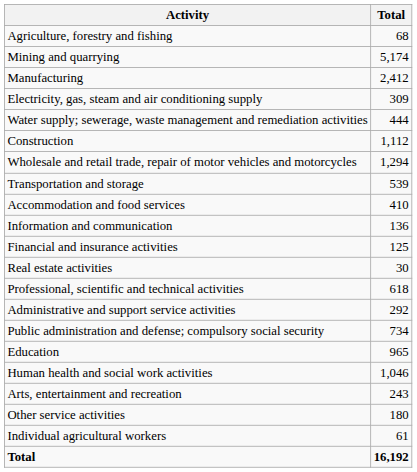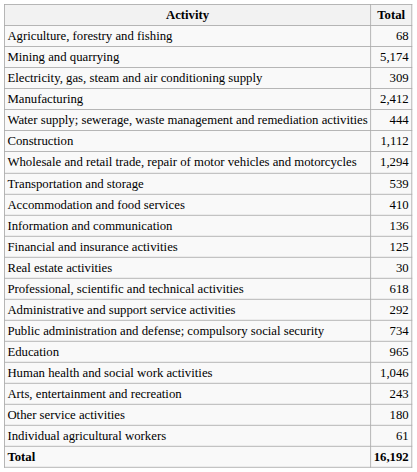rows swapped: (45, 78) <-> (135, 99)
